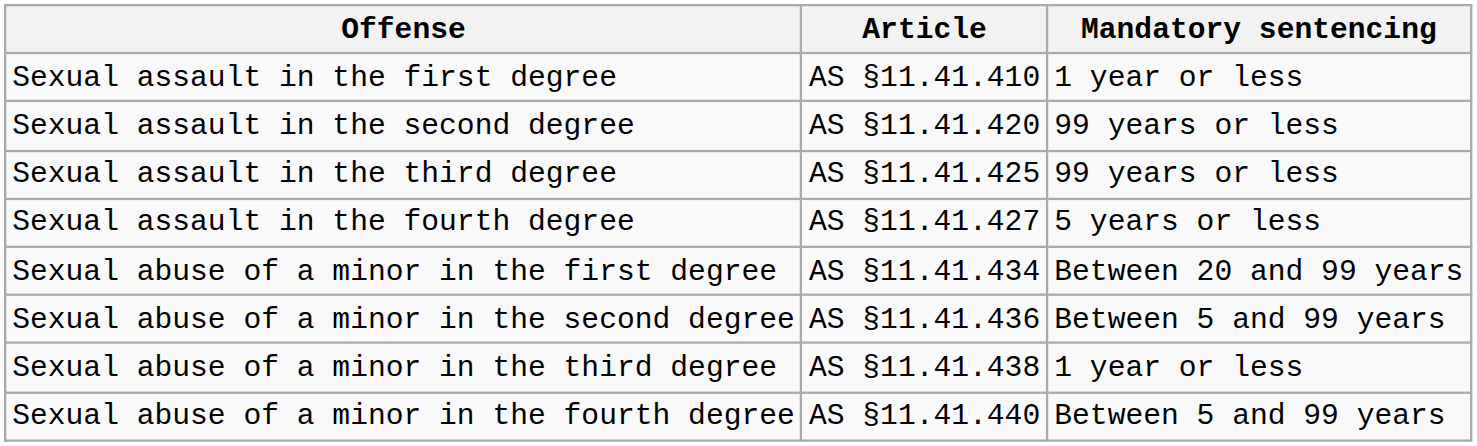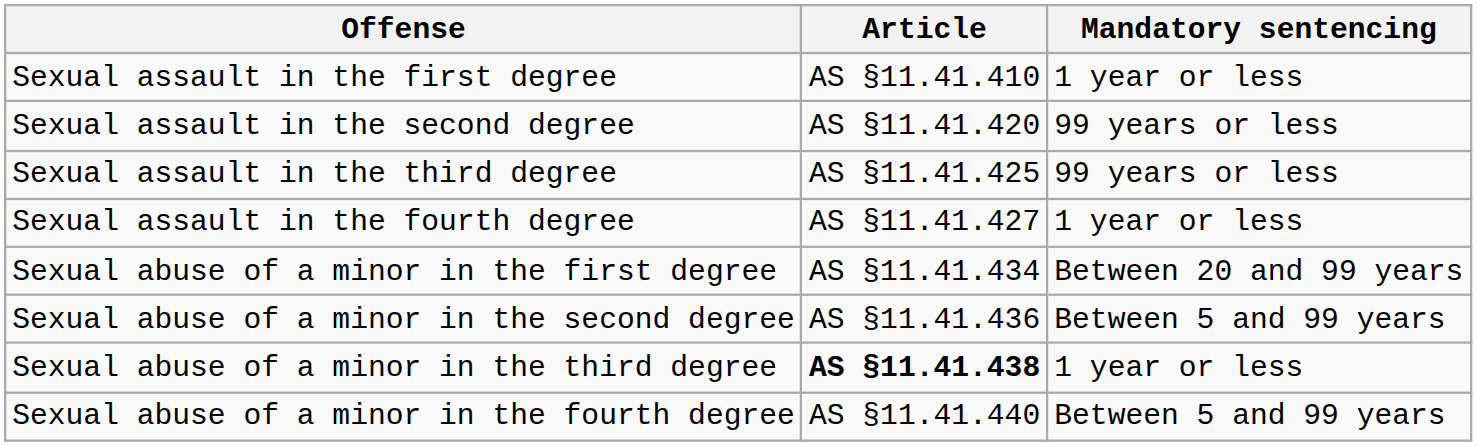(1188, 223) 5 years or less -> (1179, 223) 1 year or less
(925, 367) normal -> (925, 367) bold
